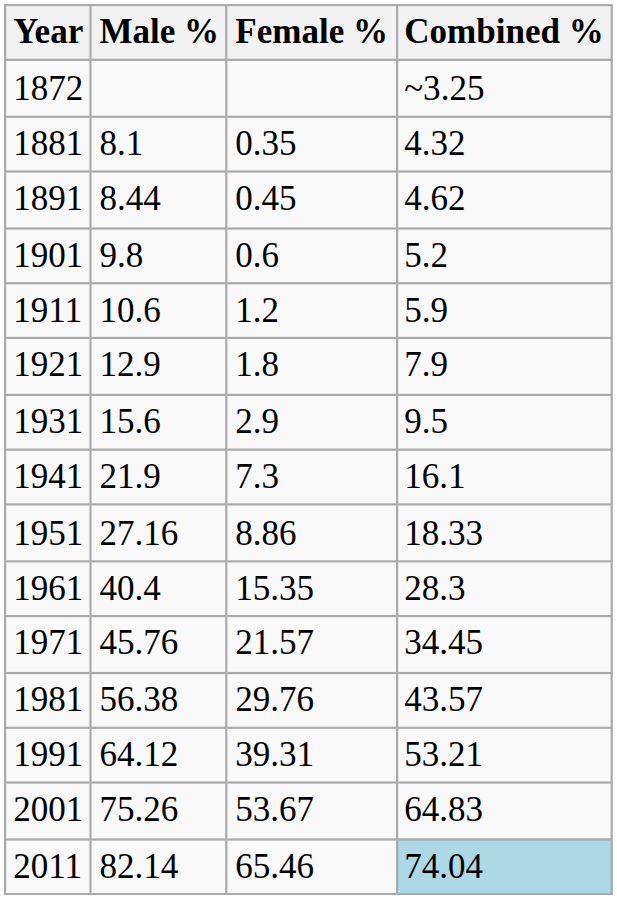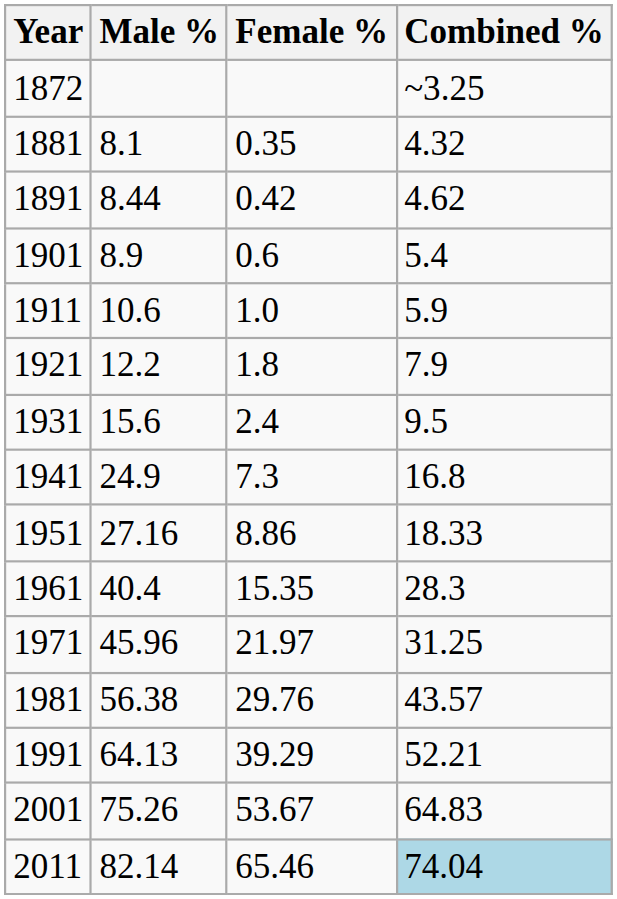(266, 198) 0.45 -> (266, 198) 0.42
(121, 254) 9.8 -> (121, 254) 8.9
(426, 254) 5.2 -> (426, 254) 5.4
(257, 310) 1.2 -> (257, 310) 1.0
(130, 365) 12.9 -> (130, 365) 12.2
(257, 421) 2.9 -> (257, 421) 2.4
(130, 476) 21.9 -> (130, 476) 24.9
(435, 476) 16.1 -> (435, 476) 16.8
(139, 643) 45.76 -> (139, 643) 45.96
(275, 643) 21.57 -> (275, 643) 21.97
(444, 643) 34.45 -> (444, 643) 31.25
(139, 754) 64.12 -> (139, 754) 64.13
(275, 754) 39.31 -> (275, 754) 39.29
(444, 754) 53.21 -> (444, 754) 52.21
